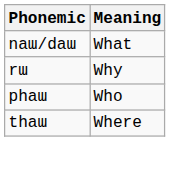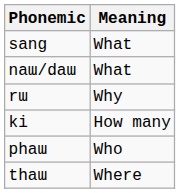+ row: (28, 44)
+ row: (18, 123)
